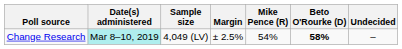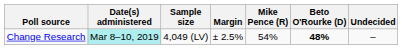(319, 37) 58% -> (319, 37) 48%
